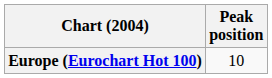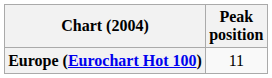(236, 60) 10 -> (236, 60) 11
